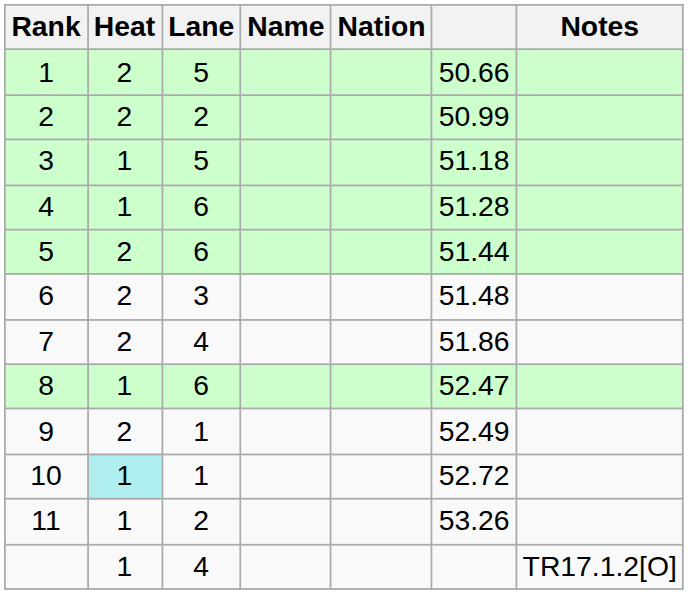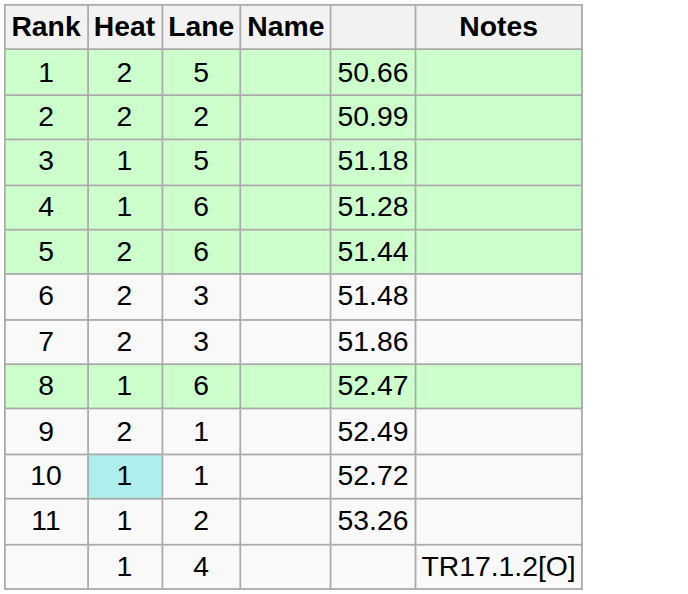- column: (382, 26)
(201, 341) 4 -> (201, 341) 3
